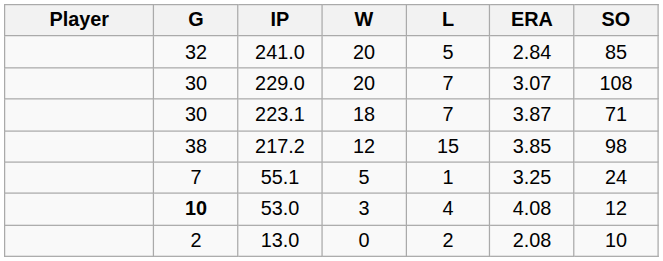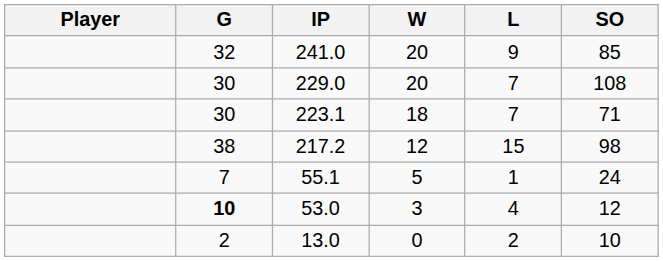- column: (532, 20)
(448, 51) 5 -> (513, 51) 9
